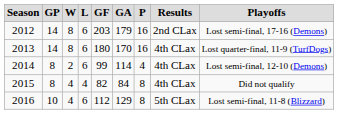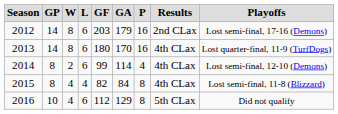(267, 83) Did not qualify -> (267, 83) Lost semi-final, 11-8 (Blizzard)
(267, 101) Lost semi-final, 11-8 (Blizzard) -> (267, 101) Did not qualify
